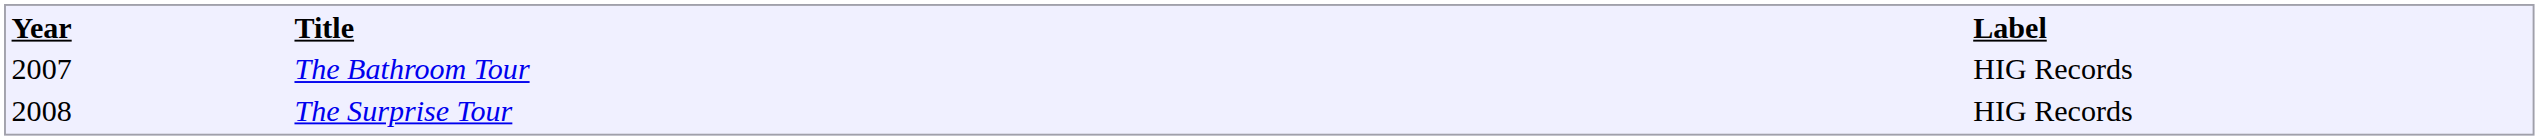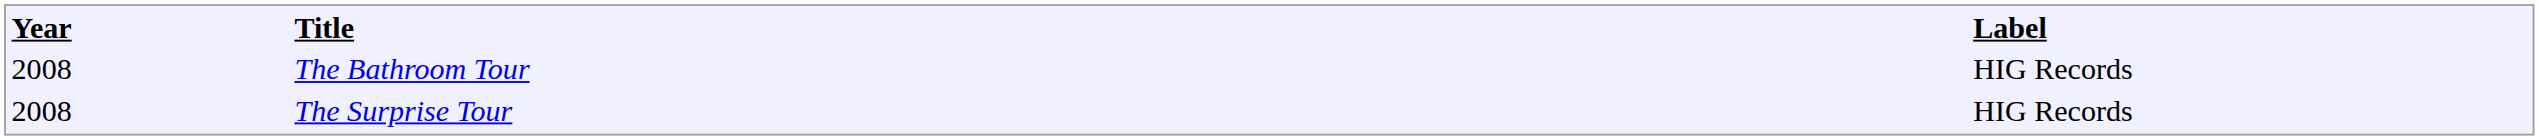(42, 69) 2007 -> (42, 69) 2008
